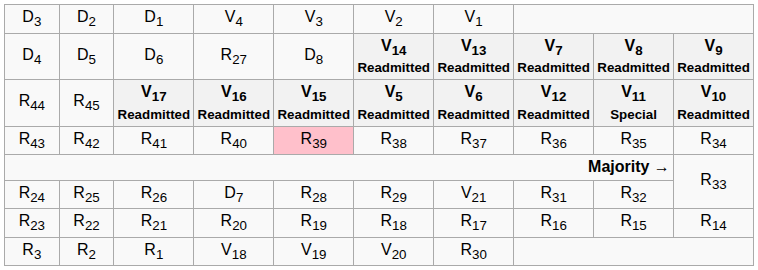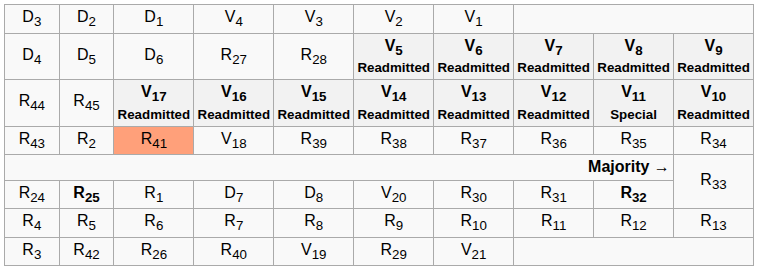(314, 56) D8 -> (314, 56) R28
(394, 56) V14 Readmitted -> (394, 56) V5 Readmitted
(474, 56) V13 Readmitted -> (474, 56) V6 Readmitted
(394, 102) V5 Readmitted -> (394, 102) V14 Readmitted
(474, 102) V6 Readmitted -> (474, 102) V13 Readmitted
(87, 140) R42 -> (87, 140) R2
(154, 140) no background -> (154, 140) lightsalmon background
(234, 140) R40 -> (234, 140) V18
(314, 140) pink background -> (314, 140) no background
(87, 194) normal -> (87, 194) bold
(154, 194) R26 -> (154, 194) R1
(314, 194) R28 -> (314, 194) D8
(394, 194) R29 -> (394, 194) V20
(474, 194) V21 -> (474, 194) R30
(634, 194) normal -> (634, 194) bold
- row: (32, 223)
+ row: (32, 223)
(87, 252) R2 -> (87, 252) R42
(154, 252) R1 -> (154, 252) R26
(234, 252) V18 -> (234, 252) R40
(394, 252) V20 -> (394, 252) R29
(474, 252) R30 -> (474, 252) V21
